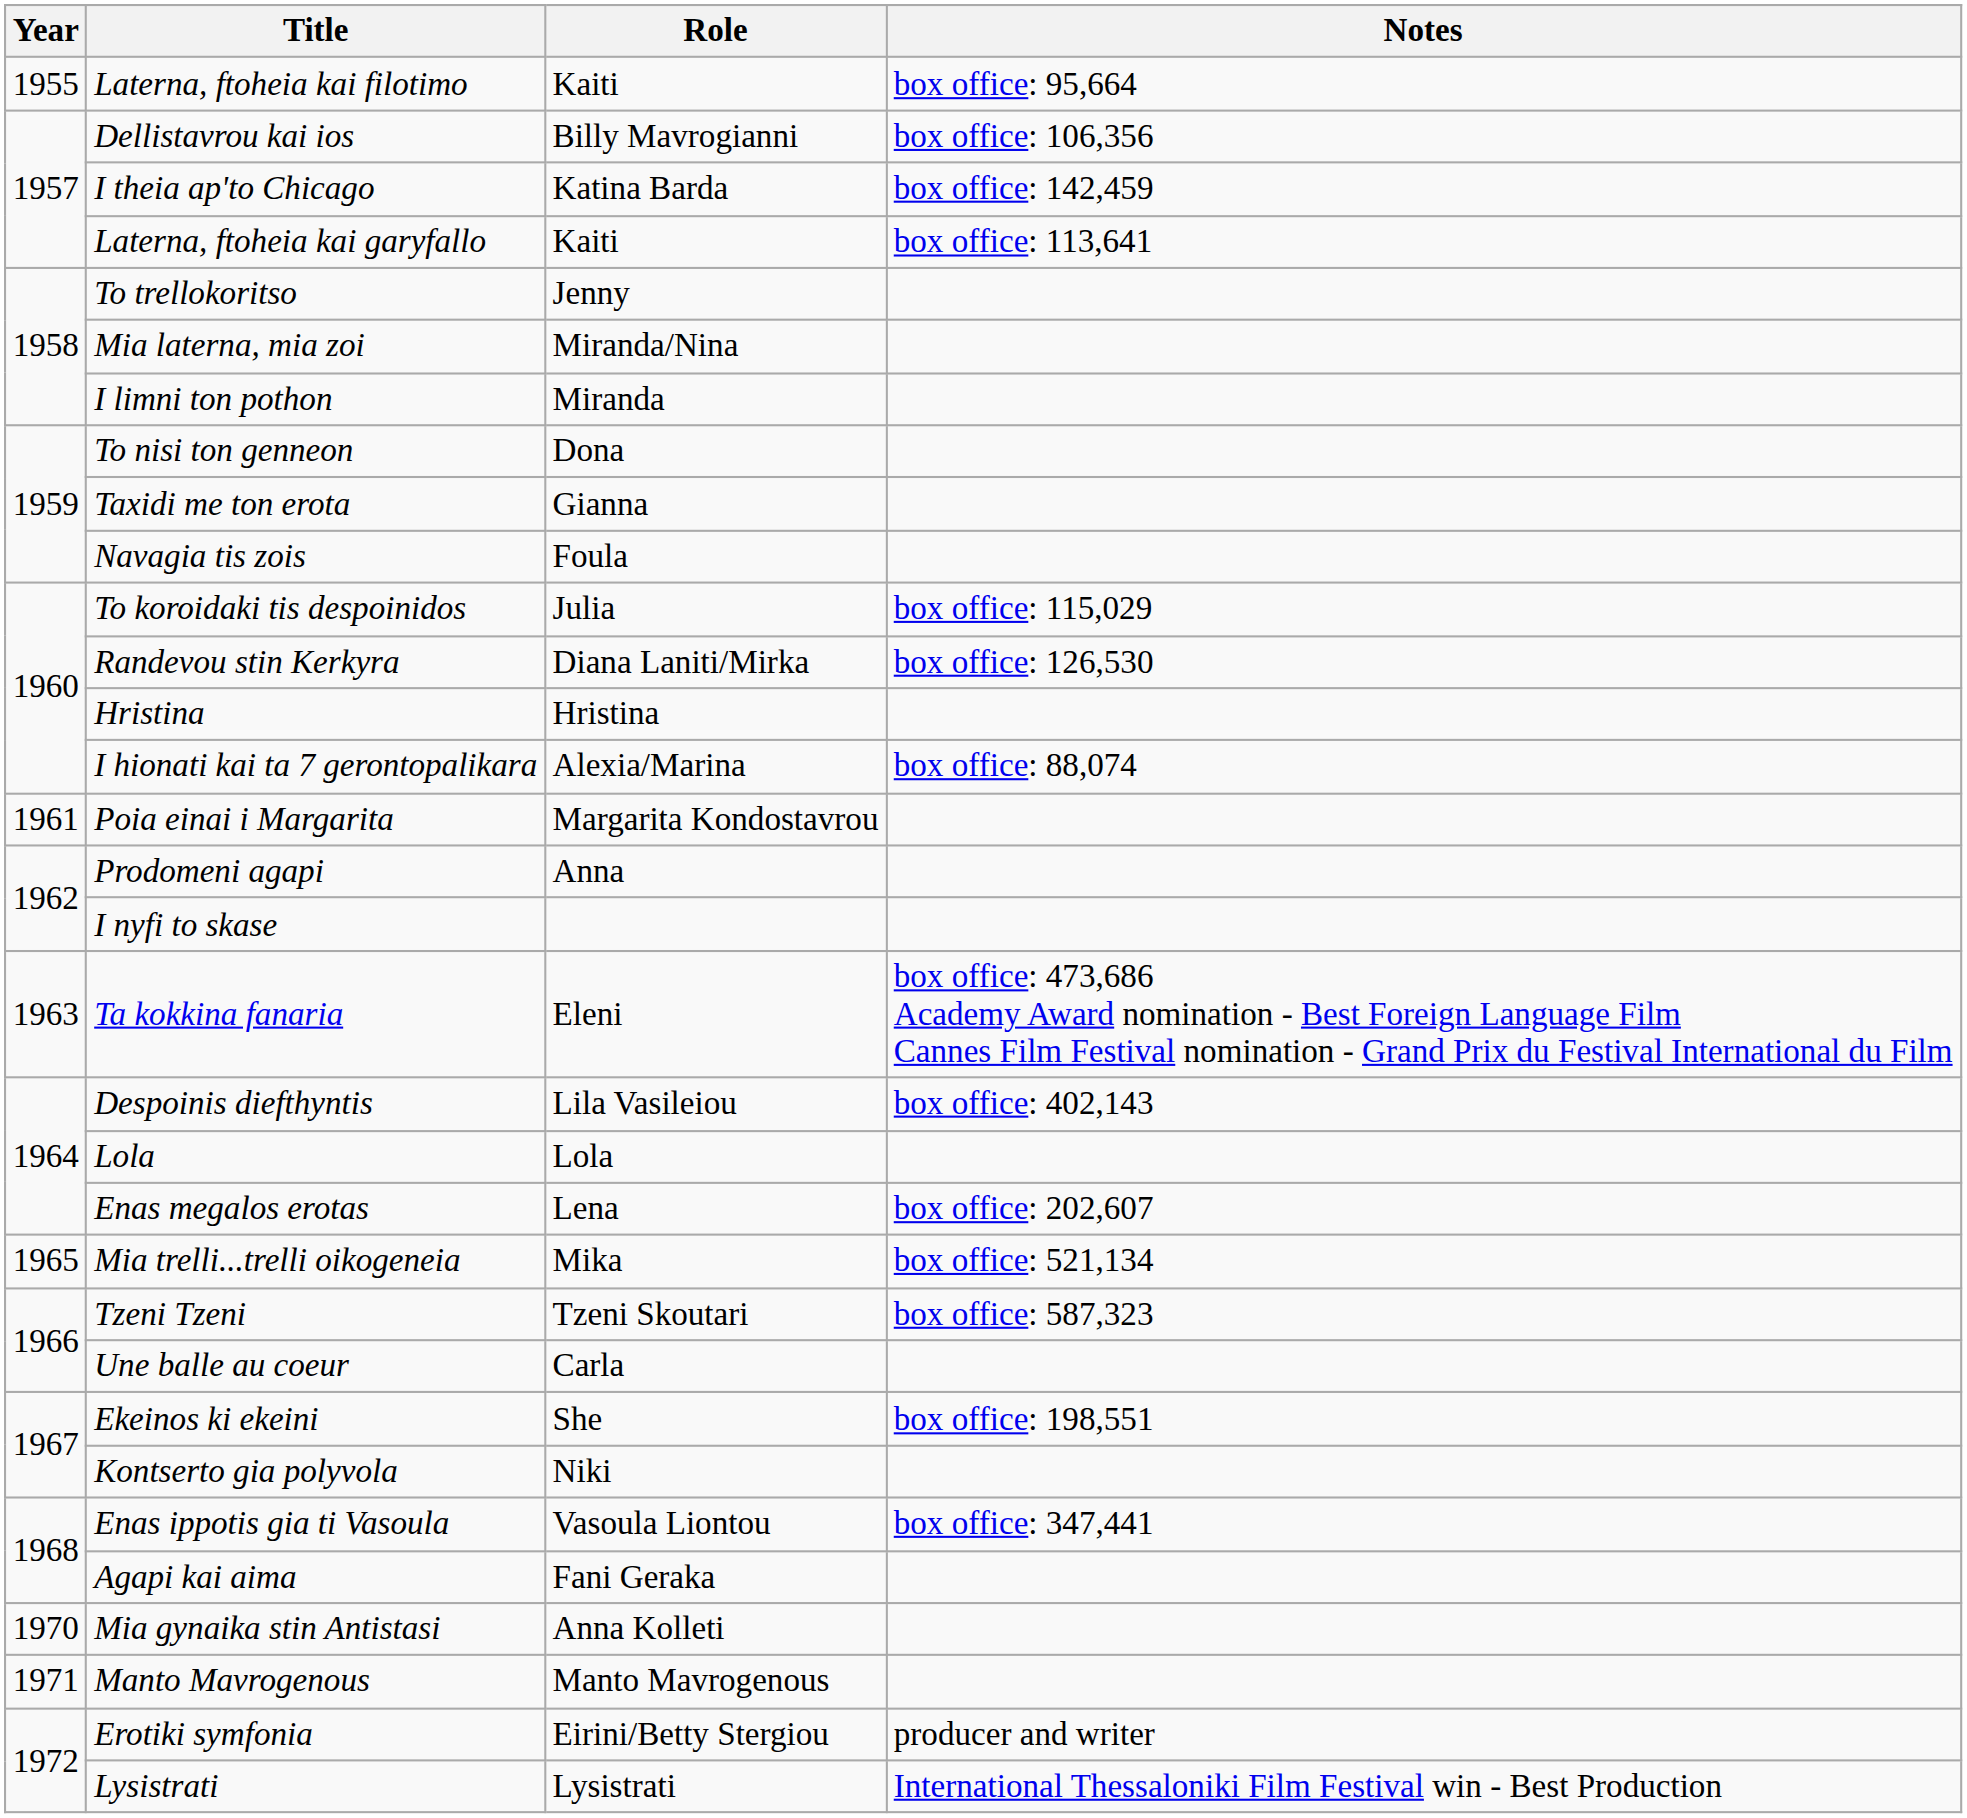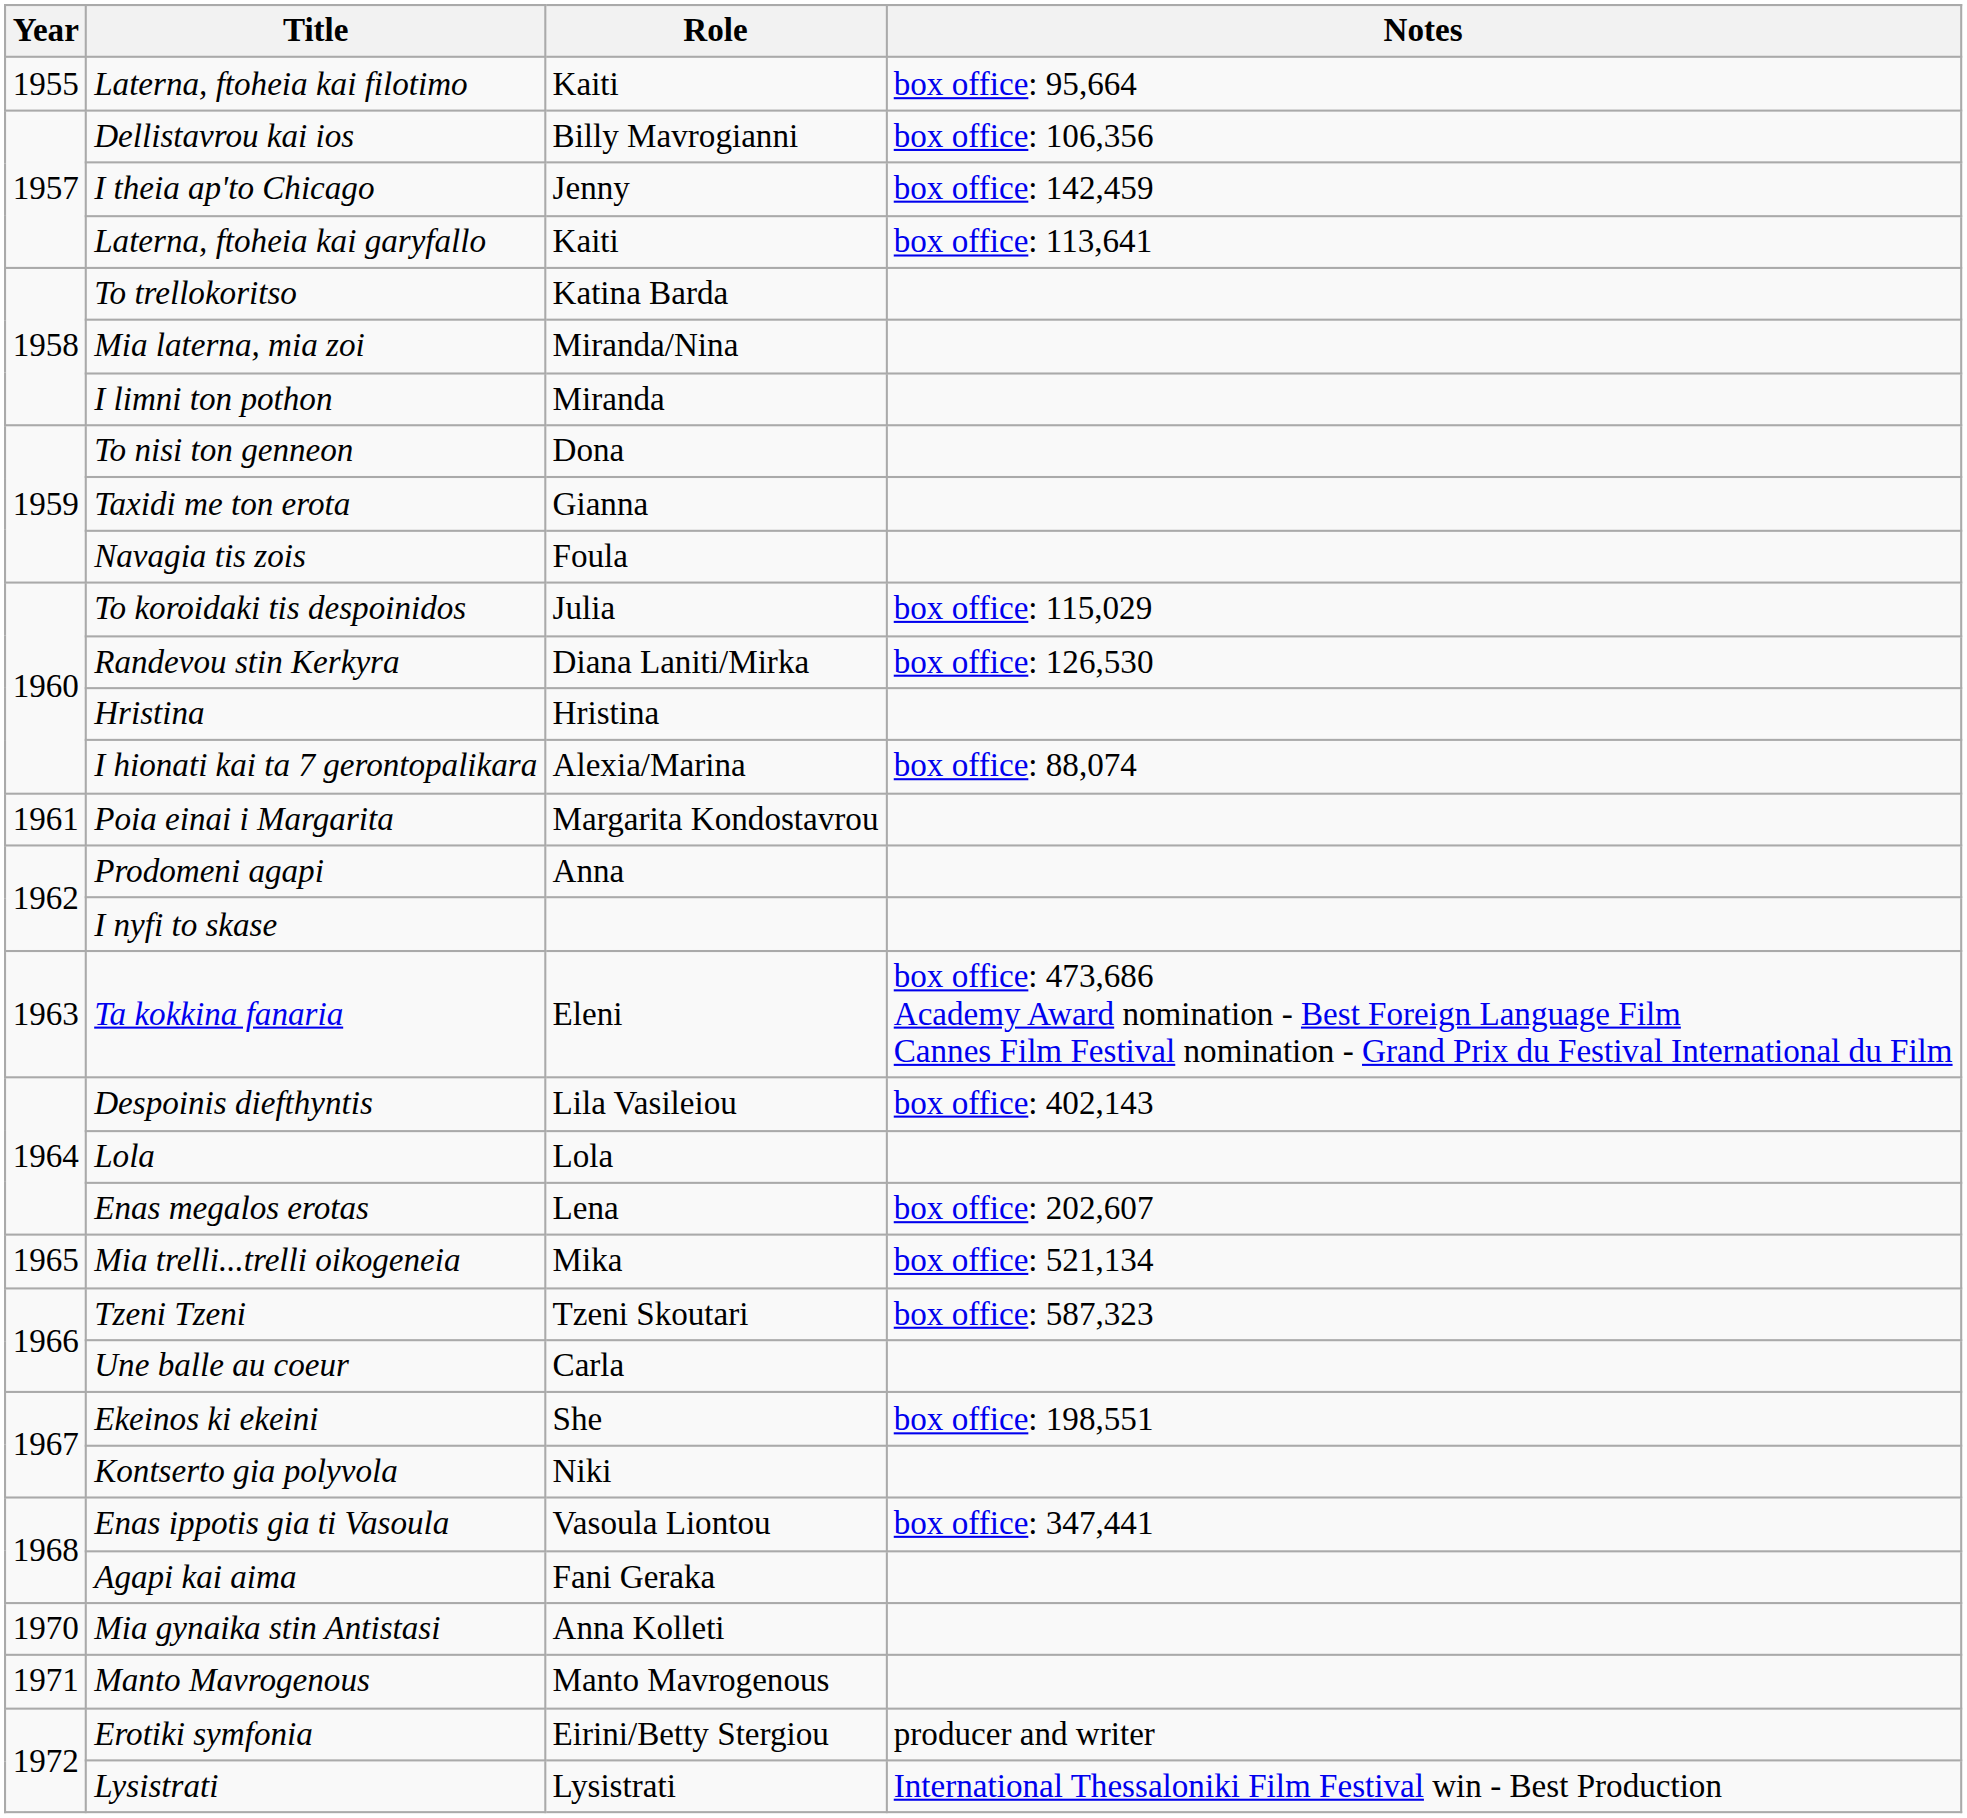(640, 188) Katina Barda -> (591, 188) Jenny
(591, 293) Jenny -> (640, 293) Katina Barda
